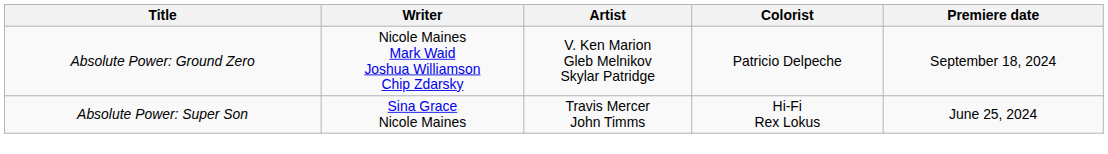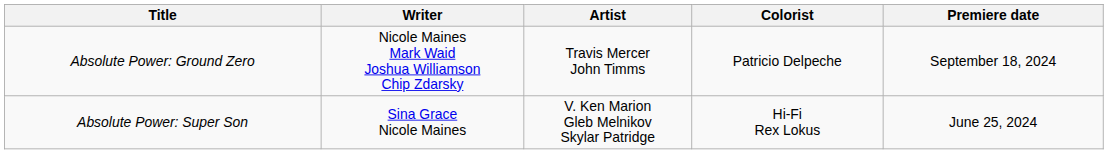(608, 61) V. Ken Marion Gleb Melnikov Skylar Patridge -> (608, 61) Travis Mercer John Timms
(608, 114) Travis Mercer John Timms -> (608, 122) V. Ken Marion Gleb Melnikov Skylar Patridge
